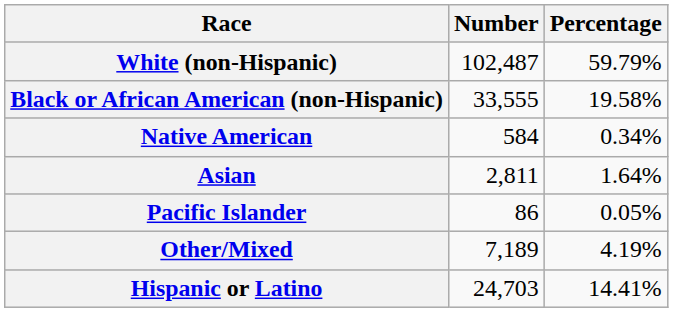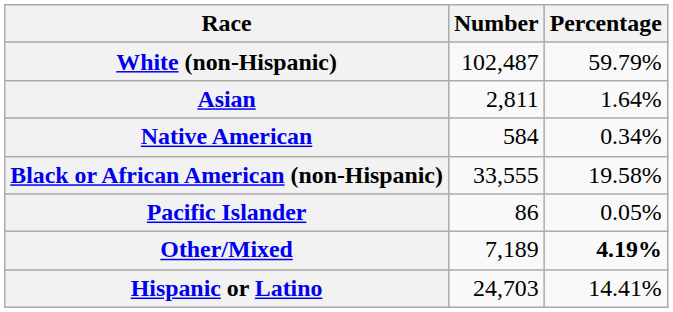rows swapped: (227, 99) <-> (227, 174)
(631, 250) normal -> (629, 250) bold
